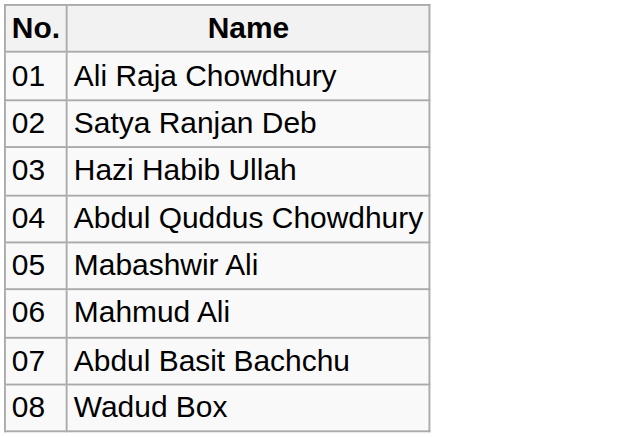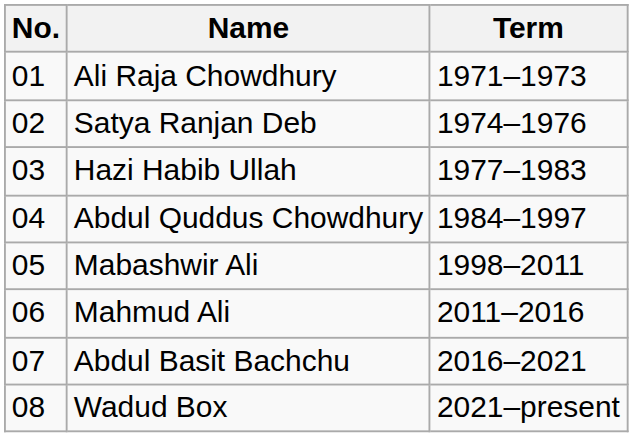+ column: (528, 28)
